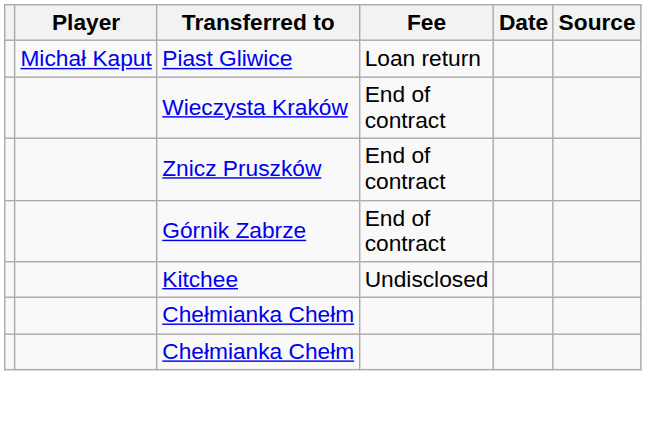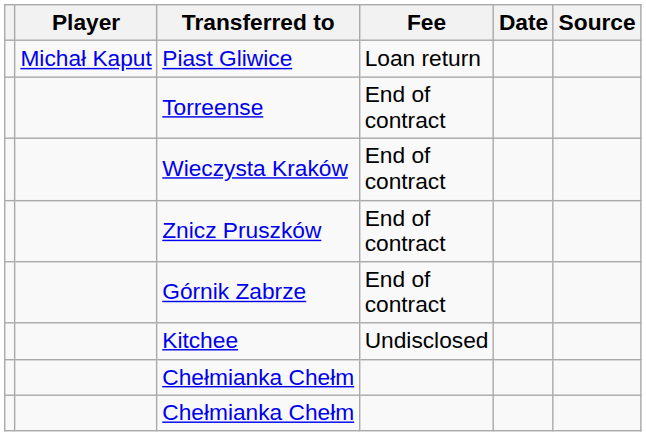+ row: (213, 107)
